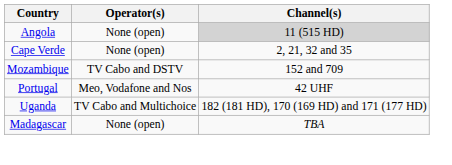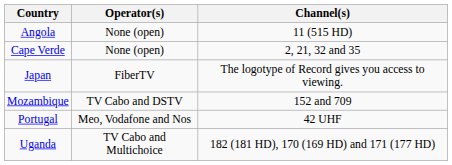(314, 32) lightgrey background -> (323, 32) no background
+ row: (38, 75)
- row: (38, 124)
